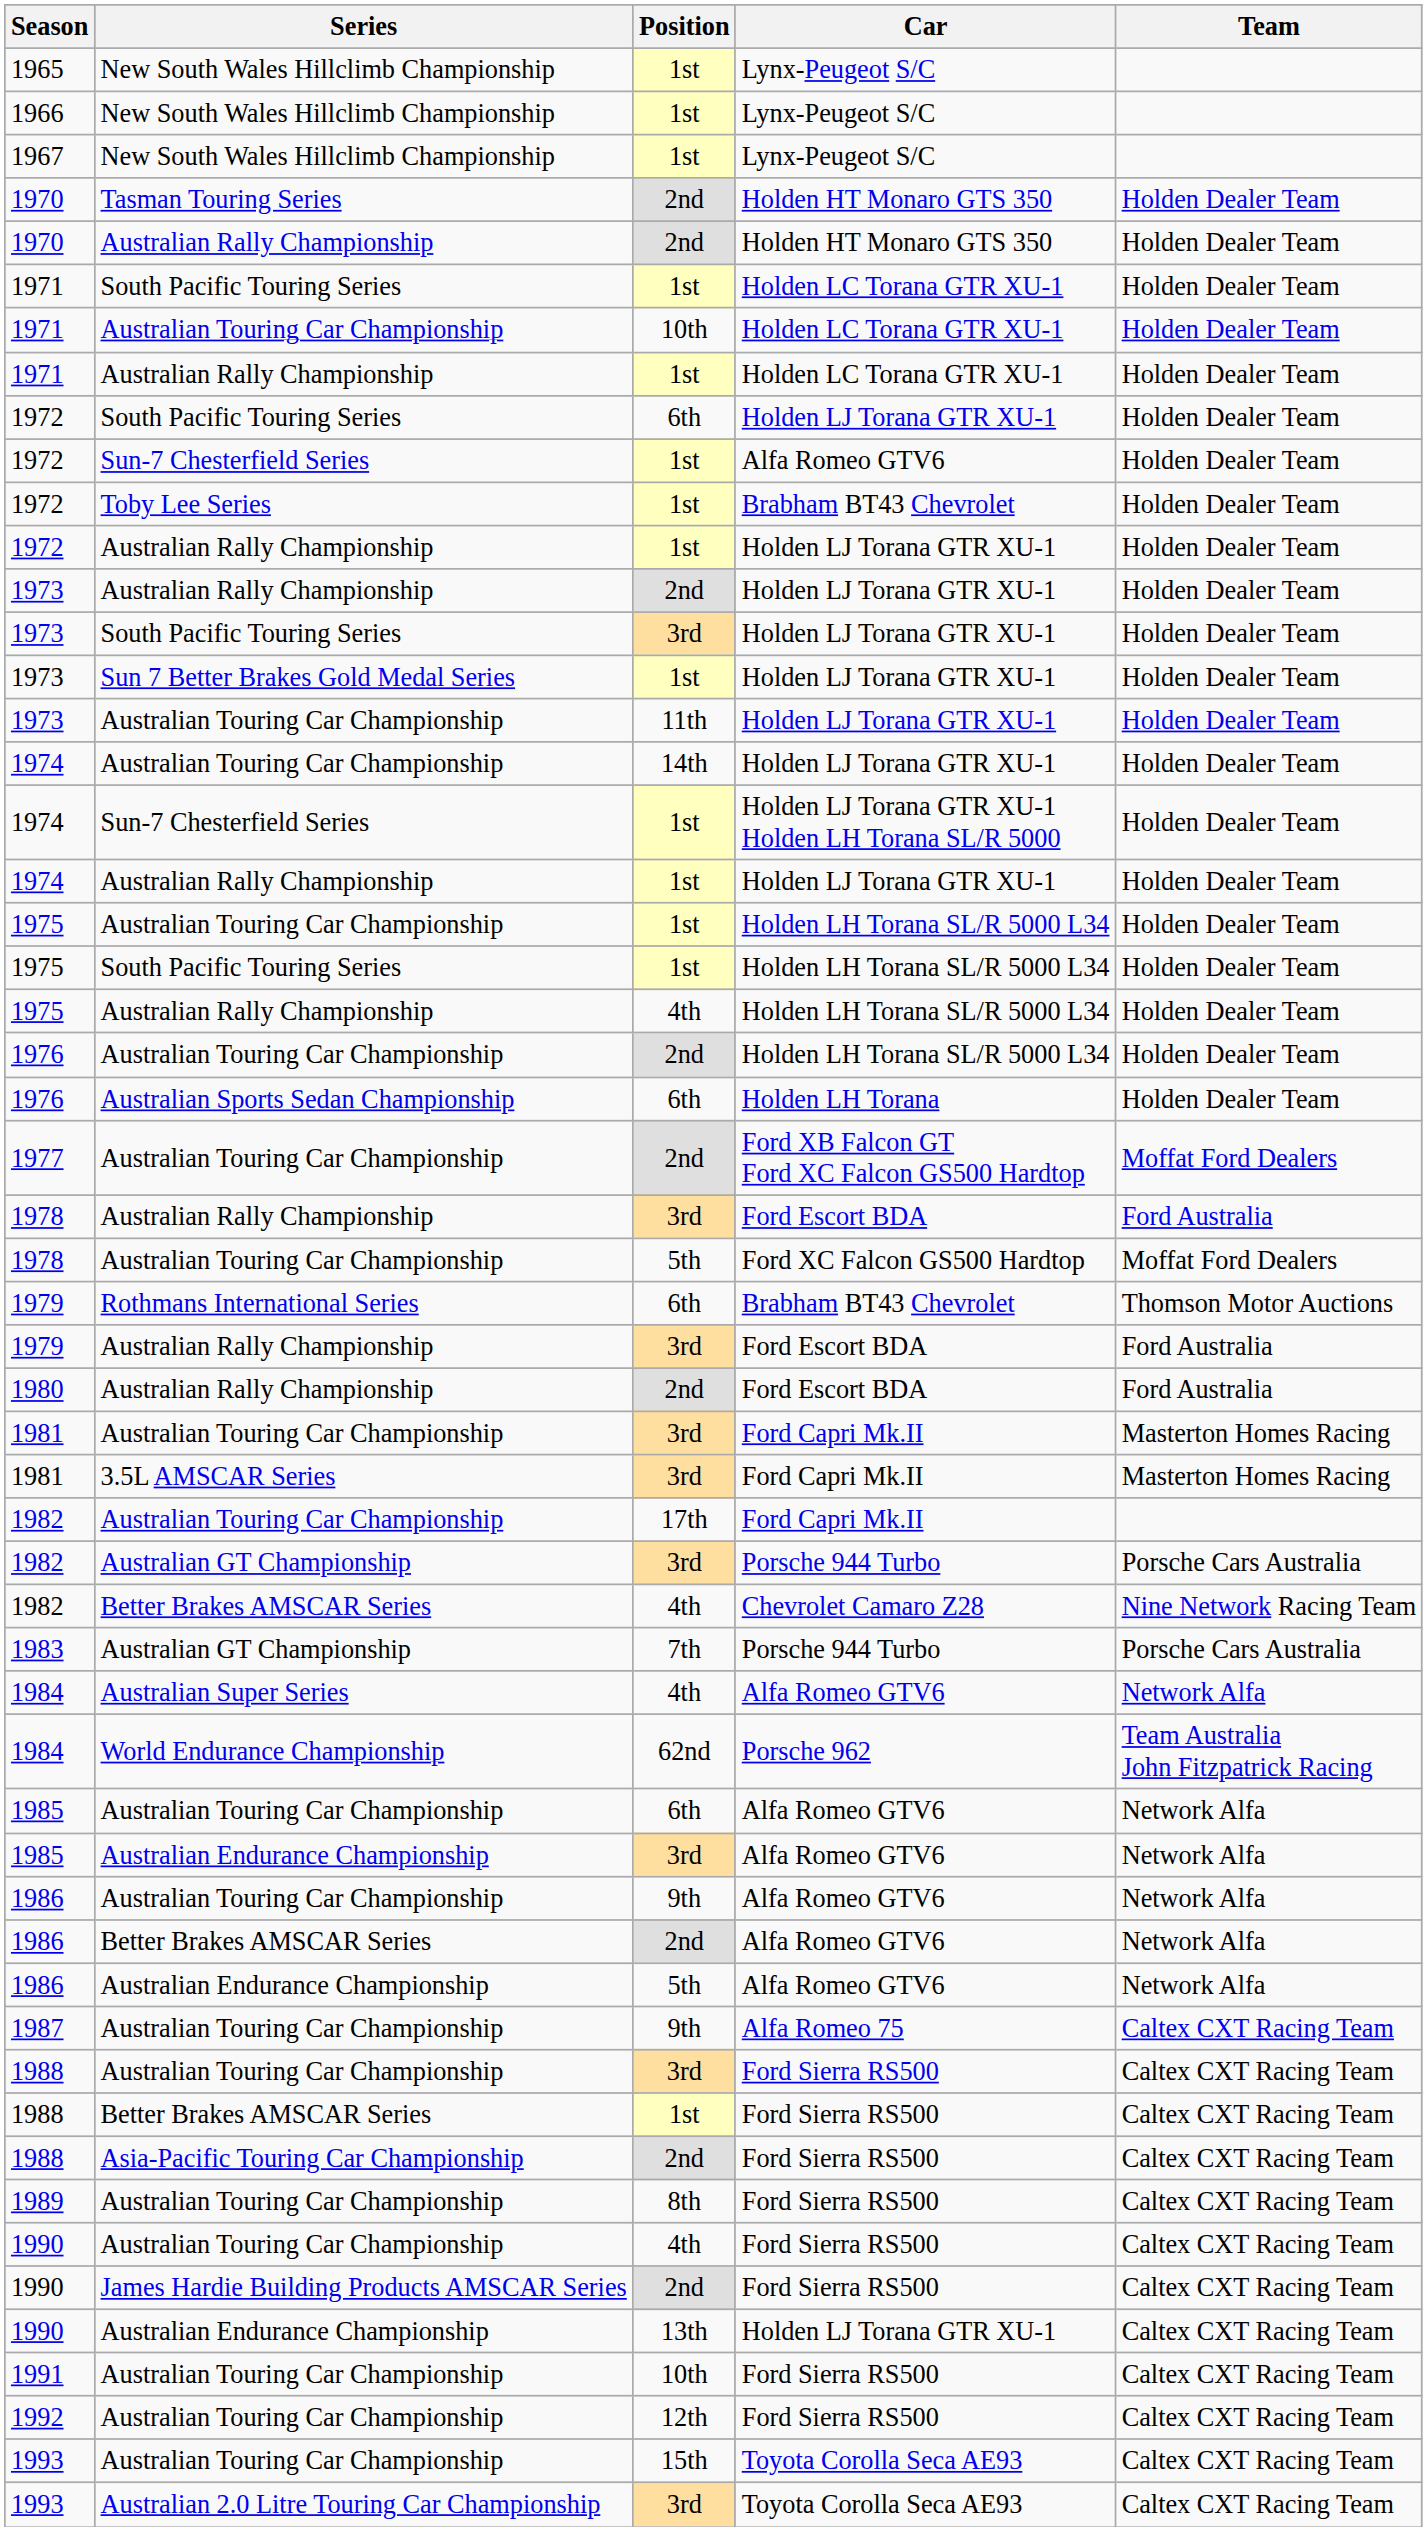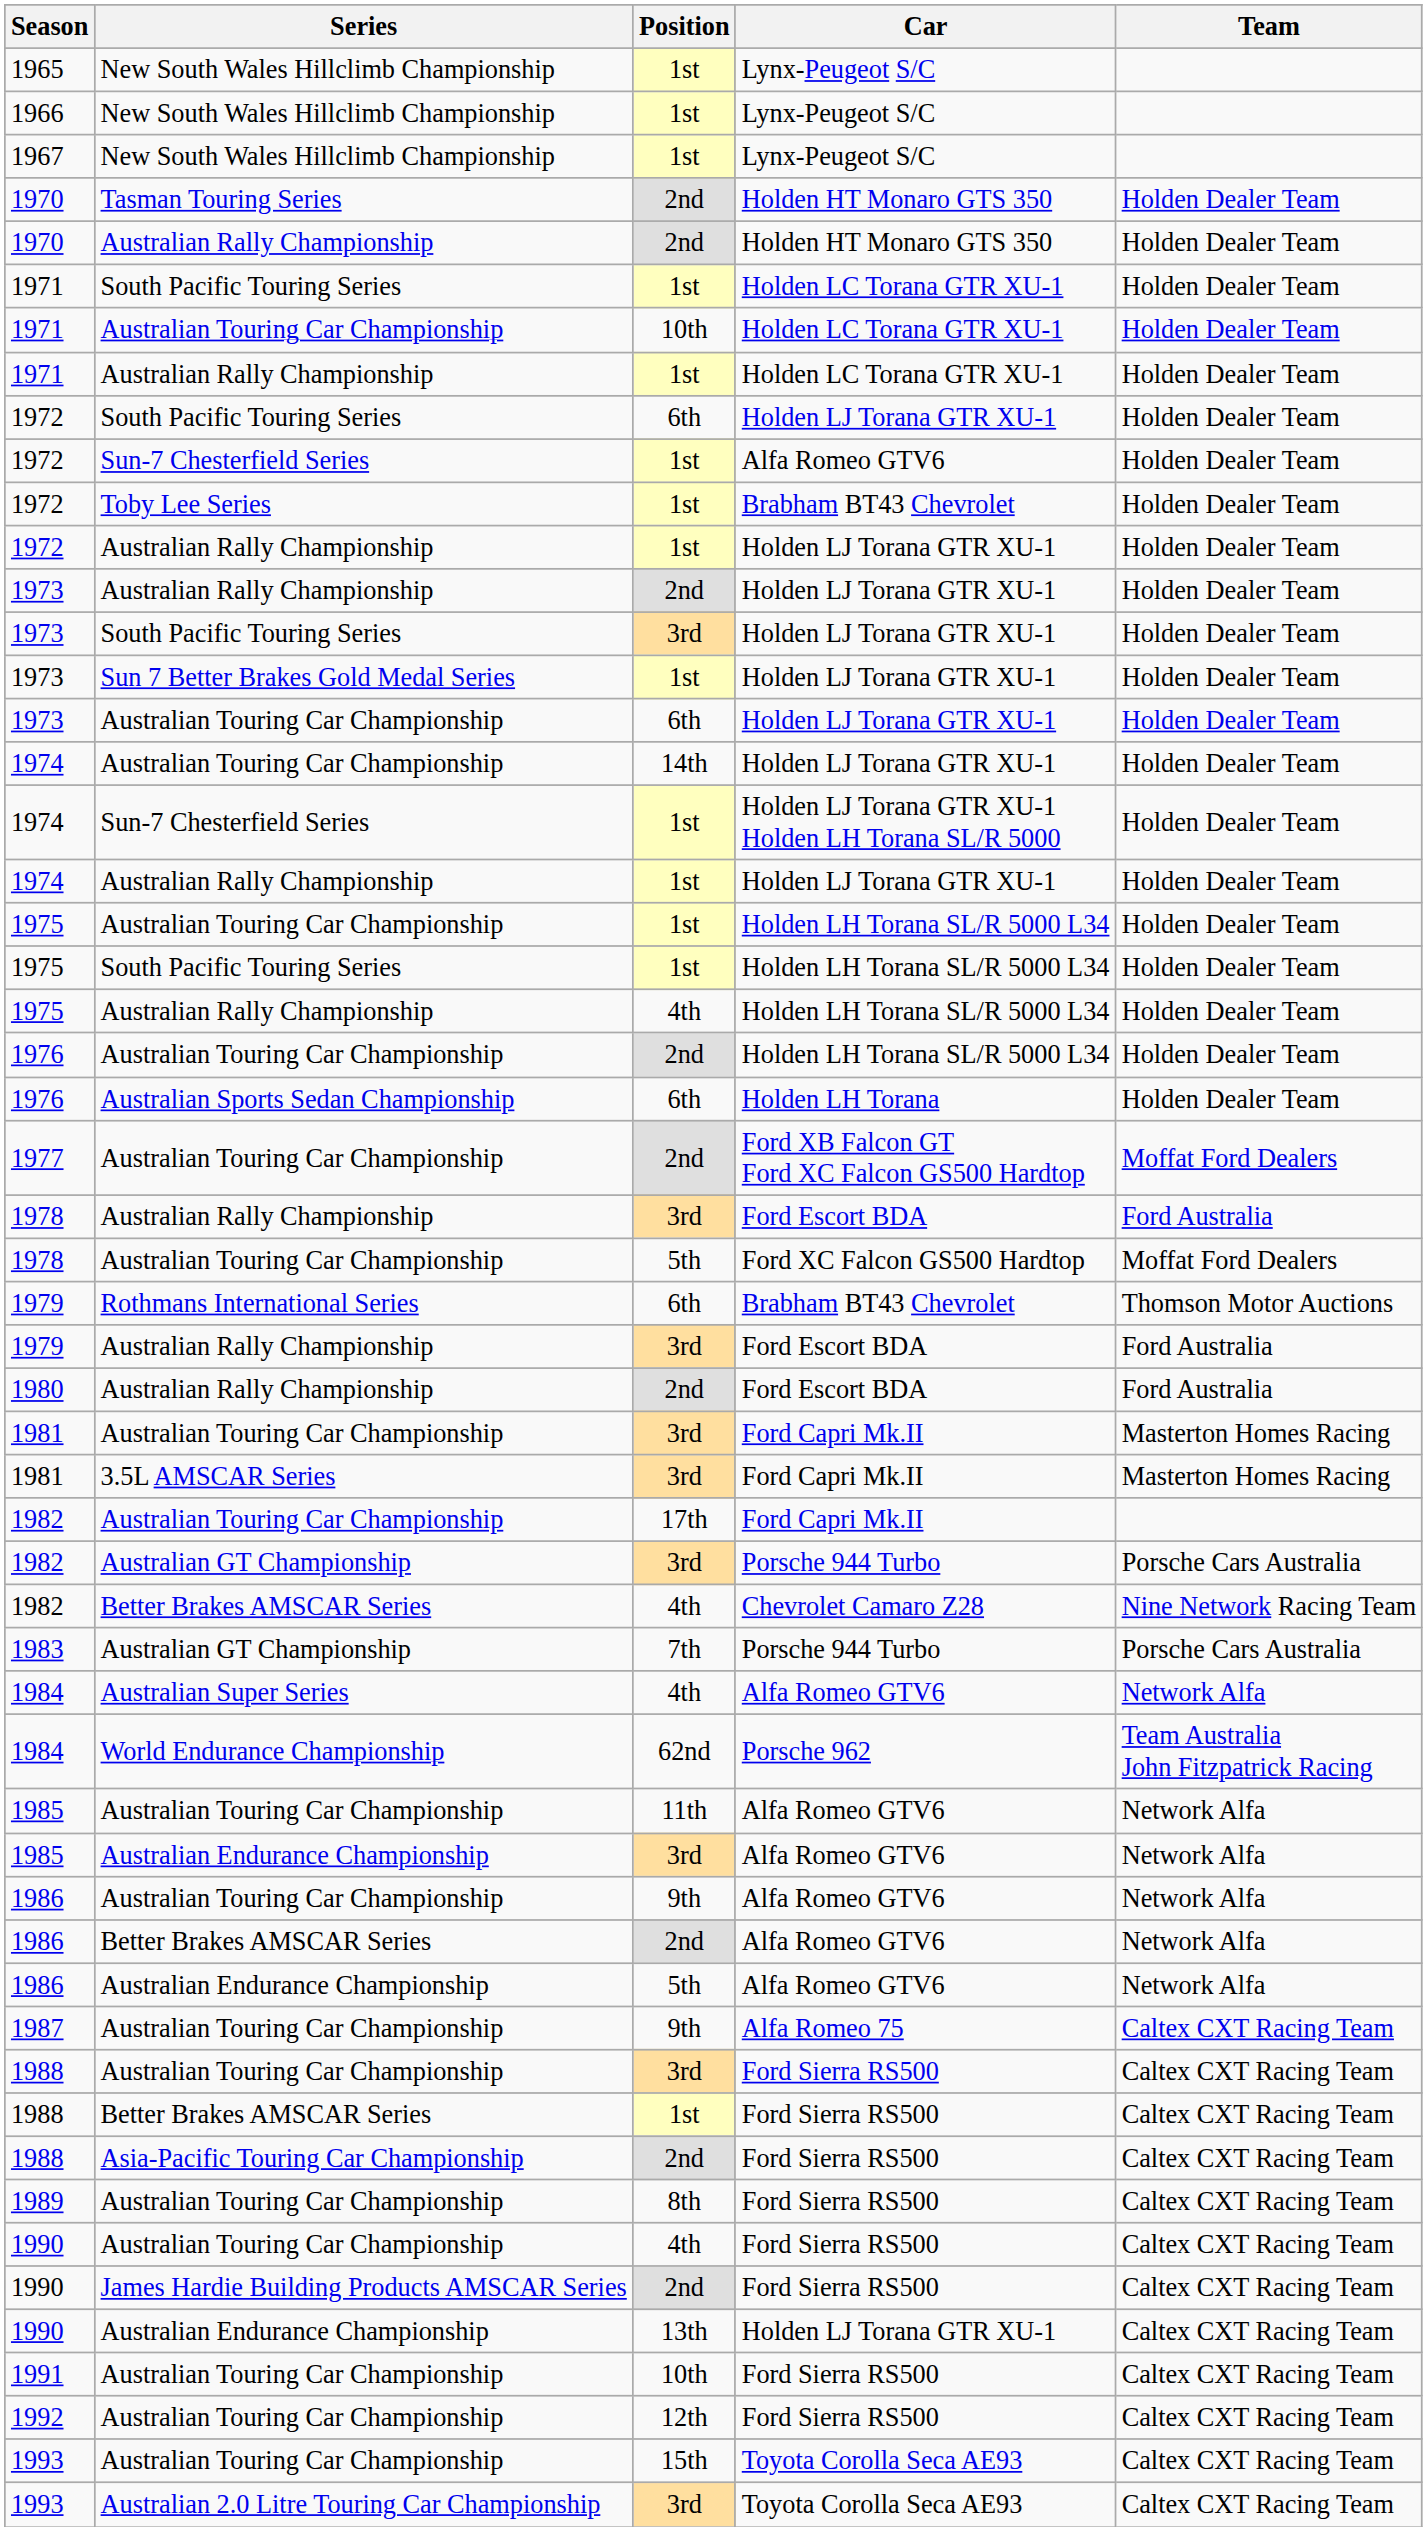(684, 720) 11th -> (684, 720) 6th
(684, 1810) 6th -> (684, 1810) 11th
